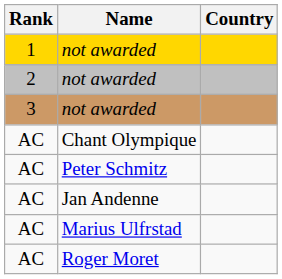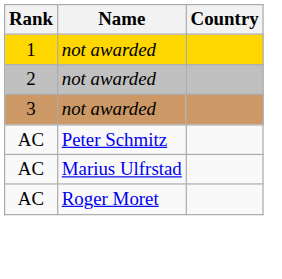- row: (31, 139)
- row: (31, 199)
